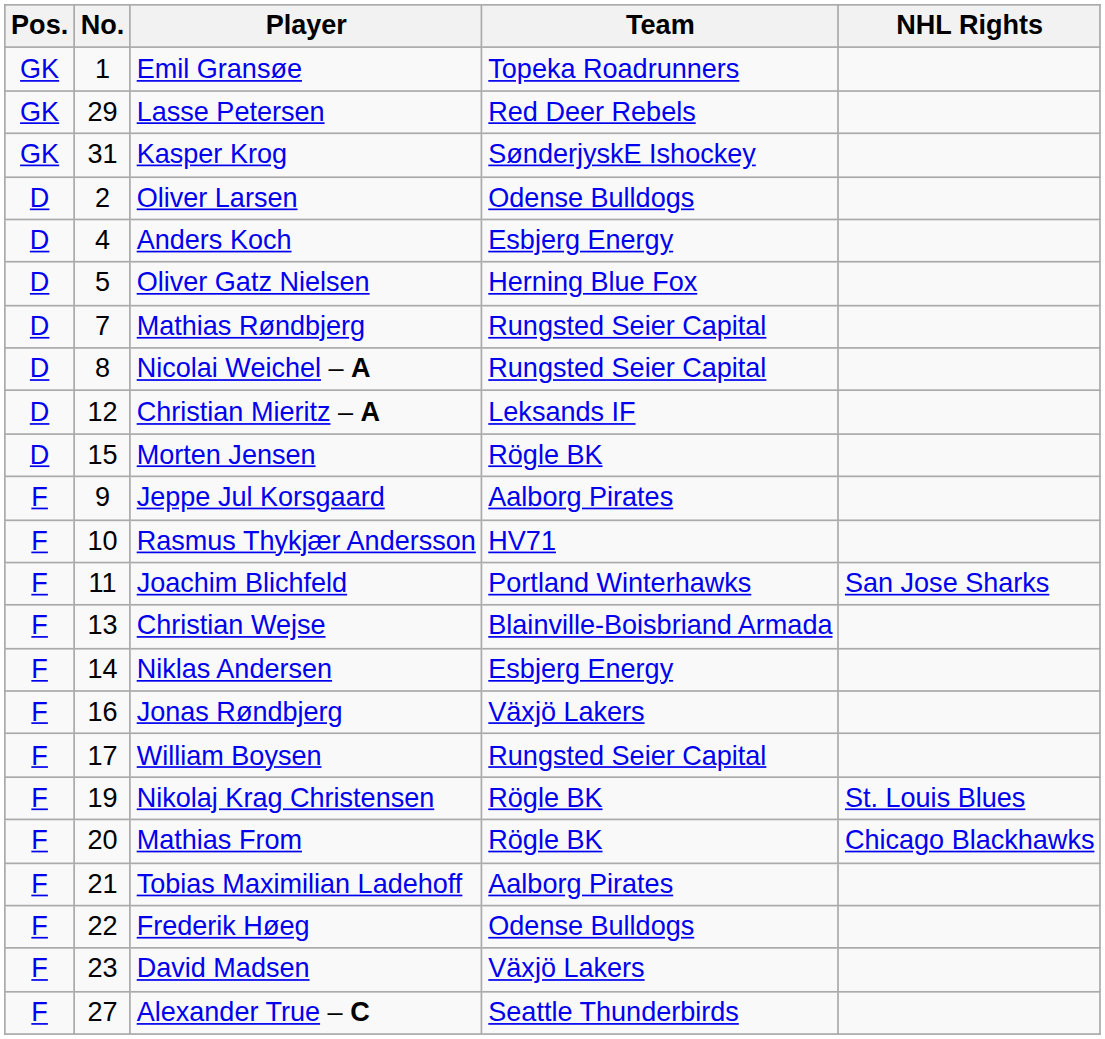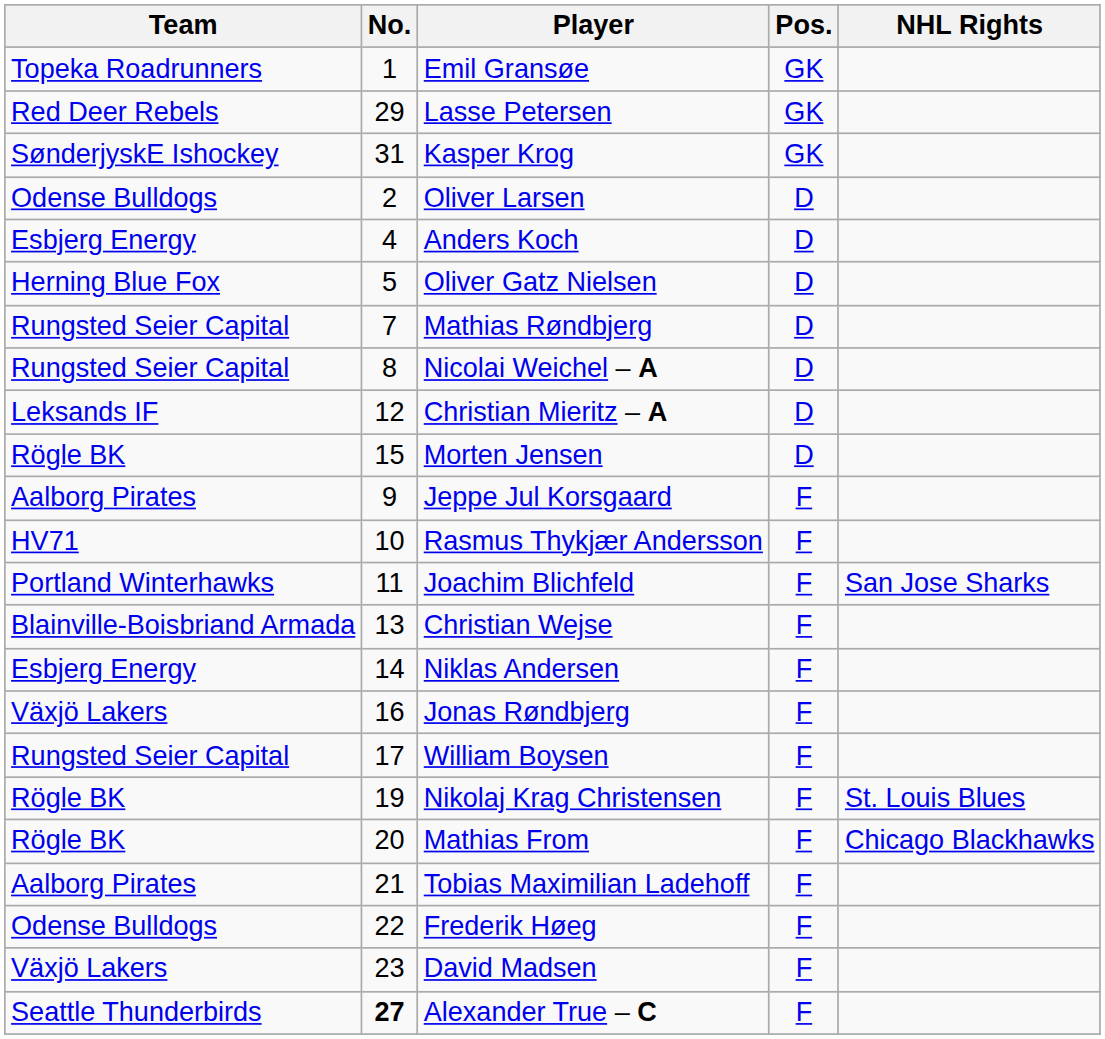columns swapped: (40, 25) <-> (660, 25)
(102, 1012) normal -> (389, 1012) bold
